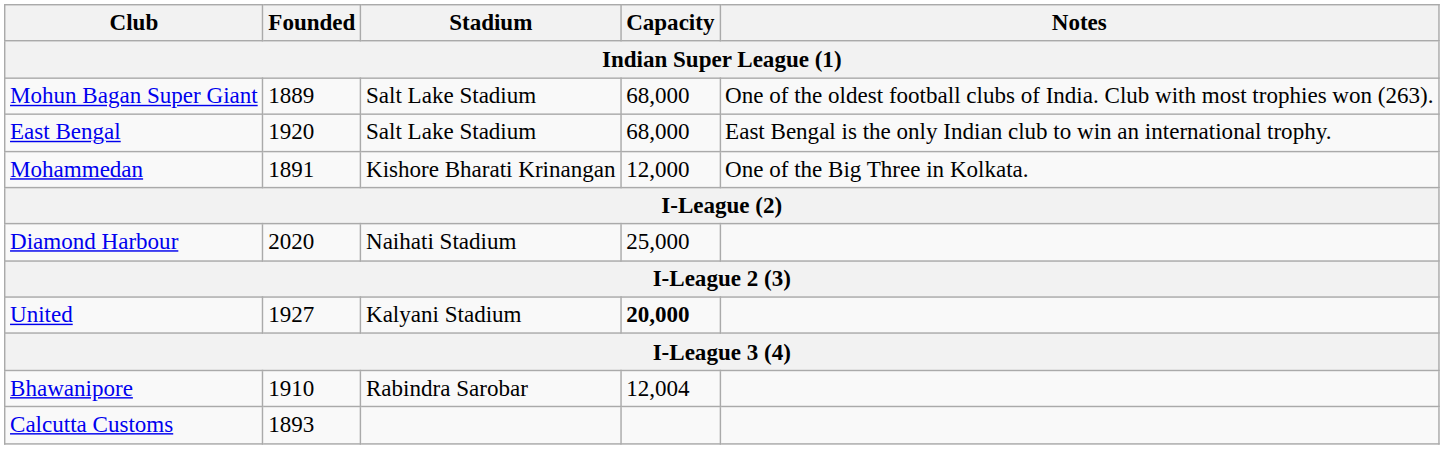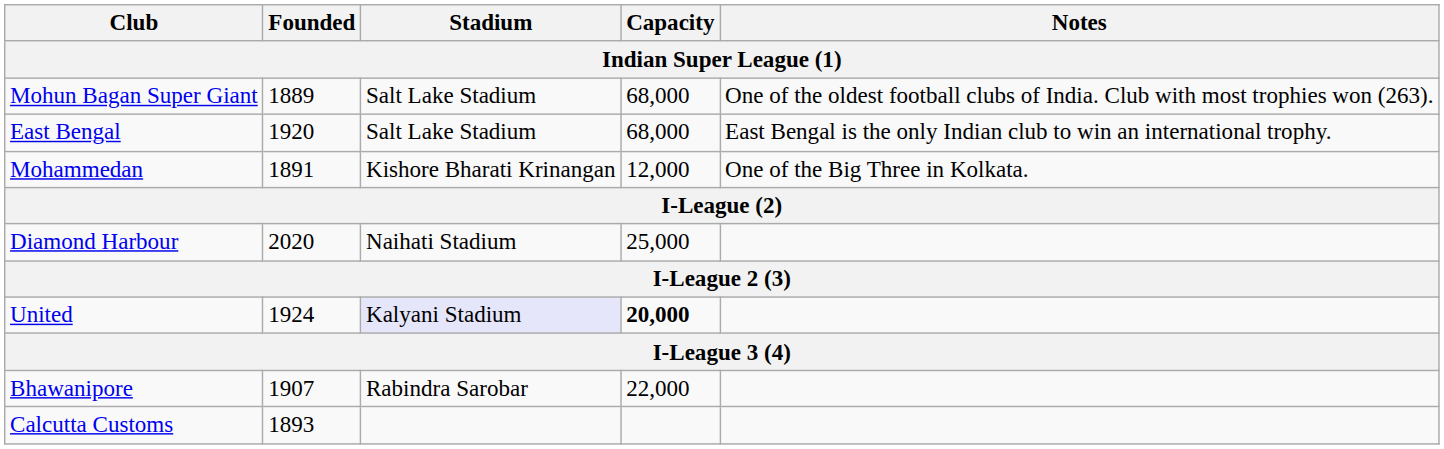(291, 315) 1927 -> (291, 315) 1924
(444, 315) no background -> (444, 315) lavender background
(291, 388) 1910 -> (291, 388) 1907
(658, 388) 12,004 -> (658, 388) 22,000
